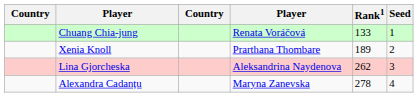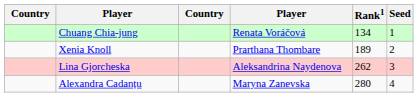(363, 32) 133 -> (363, 32) 134
(363, 83) 278 -> (363, 83) 280
